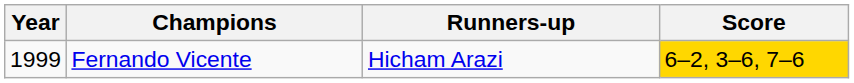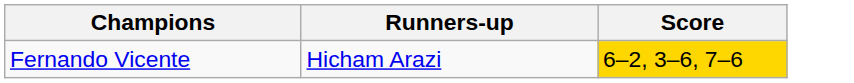- column: (35, 22)
